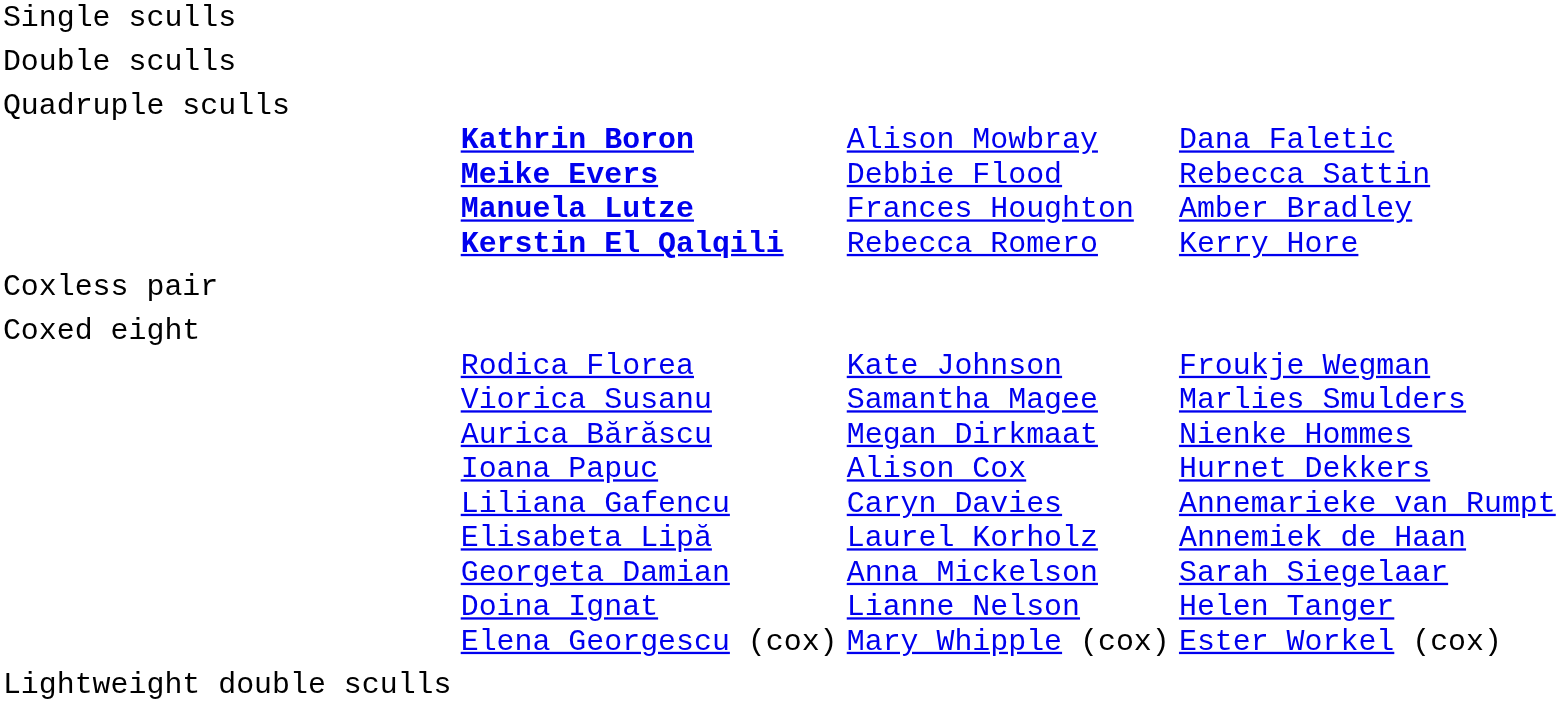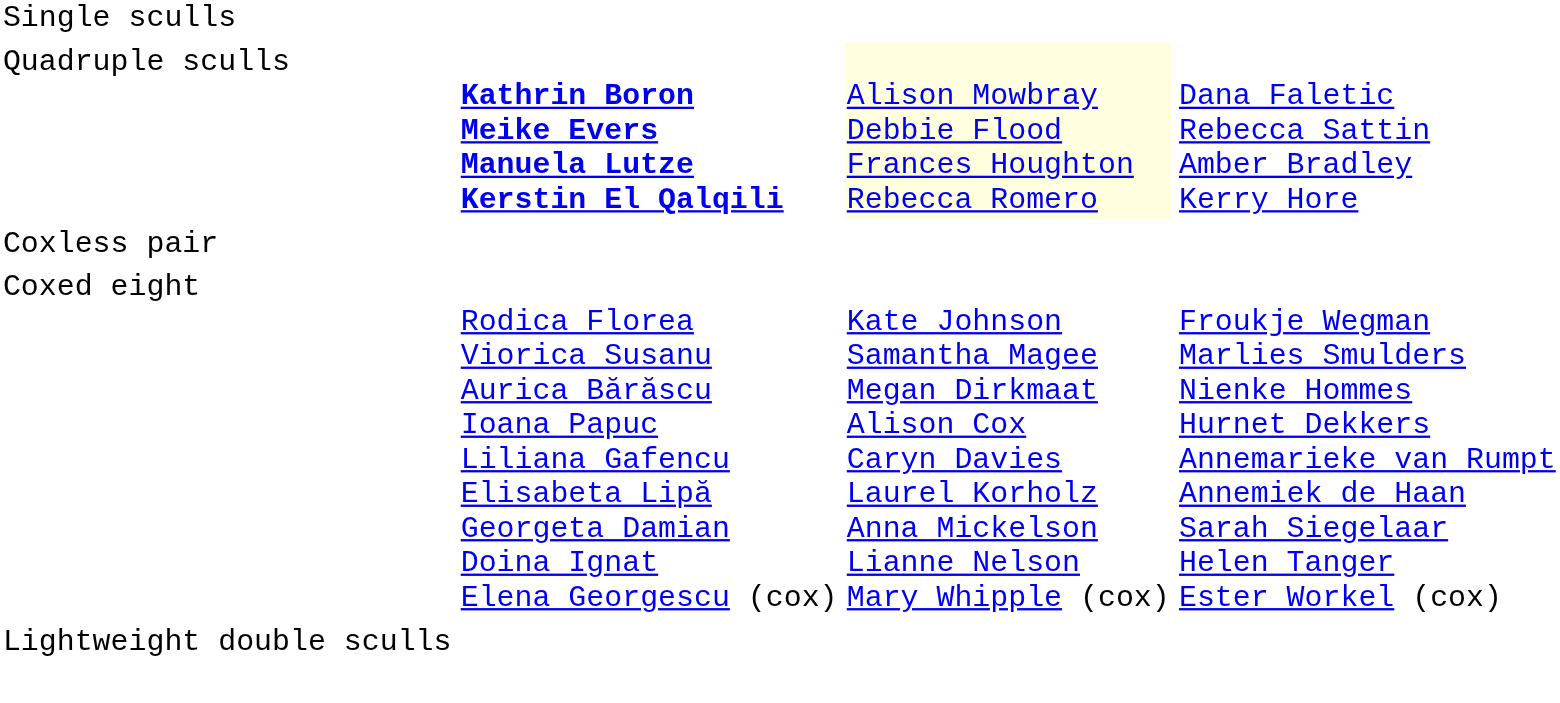- row: (120, 62)
(990, 192) no background -> (990, 148) lightyellow background
